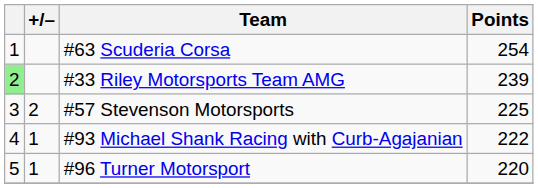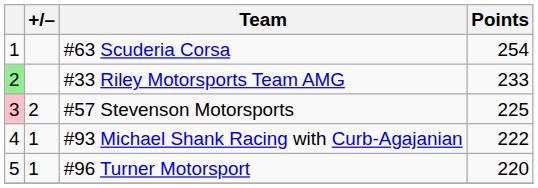(513, 79) 239 -> (513, 79) 233
(14, 109) no background -> (14, 109) pink background
